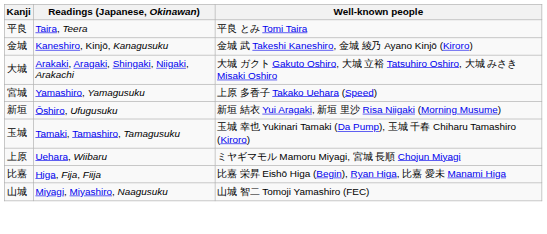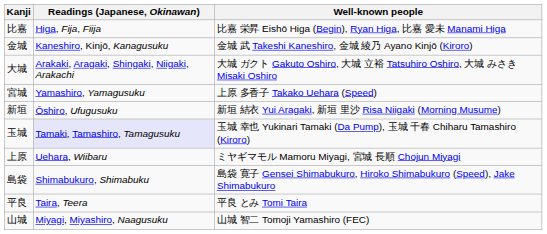rows swapped: (17, 174) <-> (17, 28)
(108, 133) no background -> (108, 133) lavender background
+ row: (17, 179)
